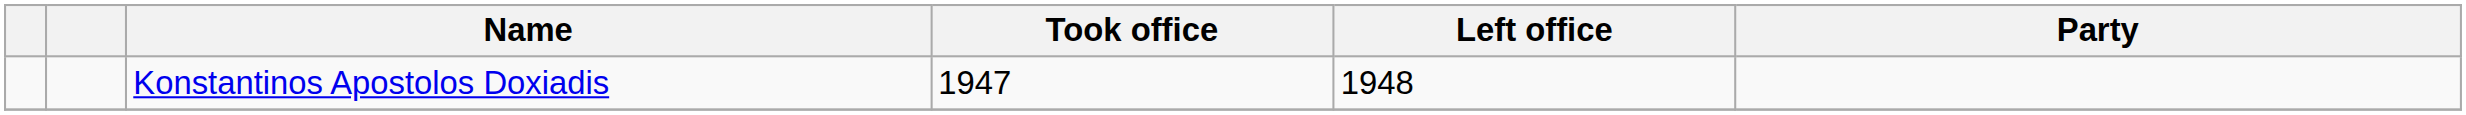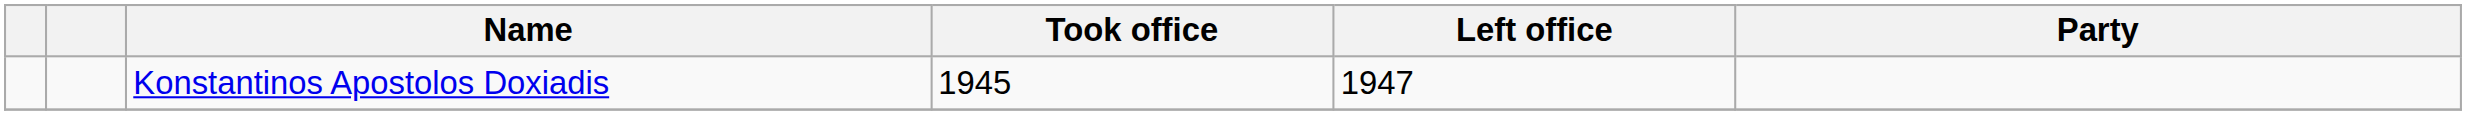(975, 82) 1947 -> (975, 82) 1945
(1377, 82) 1948 -> (1377, 82) 1947
